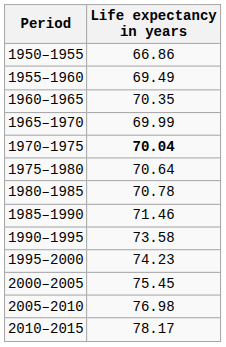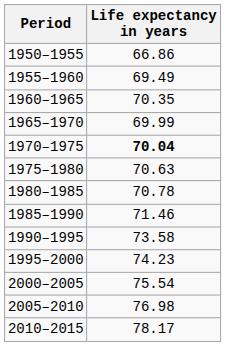(154, 169) 70.64 -> (154, 169) 70.63
(154, 284) 75.45 -> (154, 284) 75.54
